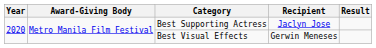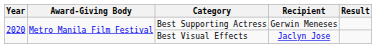(304, 24) Jaclyn Jose -> (304, 24) Gerwin Meneses
(304, 37) Gerwin Meneses -> (304, 37) Jaclyn Jose
